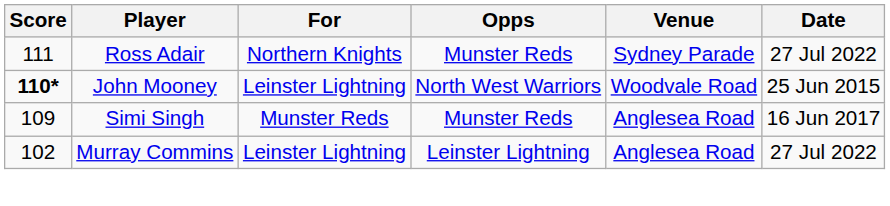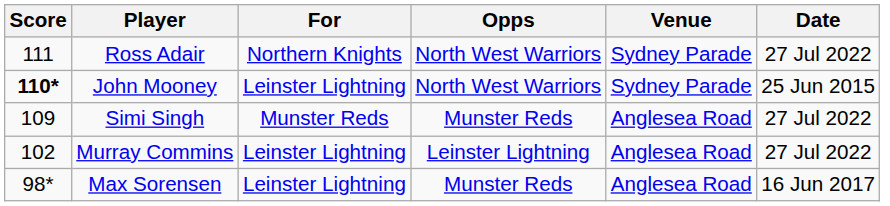(508, 53) Munster Reds -> (508, 53) North West Warriors
(684, 86) Woodvale Road -> (681, 86) Sydney Parade
(823, 119) 16 Jun 2017 -> (818, 119) 27 Jul 2022
+ row: (155, 184)
